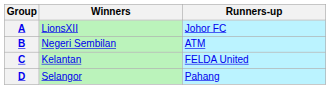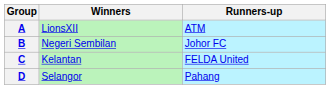(205, 28) Johor FC -> (195, 28) ATM
(195, 44) ATM -> (205, 44) Johor FC
